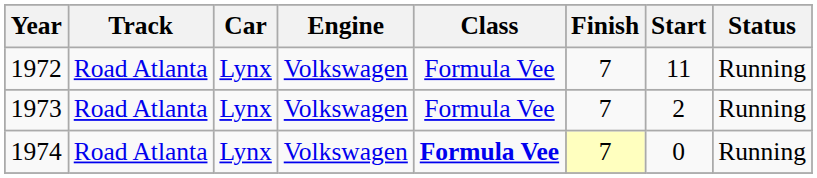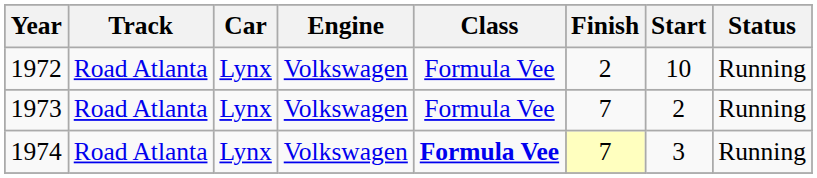(605, 67) 7 -> (605, 67) 2
(679, 67) 11 -> (679, 67) 10
(679, 152) 0 -> (679, 152) 3
